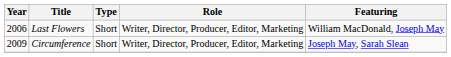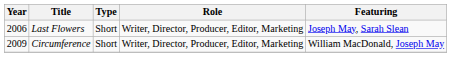(376, 28) William MacDonald, Joseph May -> (358, 28) Joseph May, Sarah Slean
(358, 44) Joseph May, Sarah Slean -> (376, 44) William MacDonald, Joseph May
